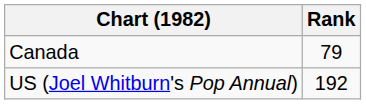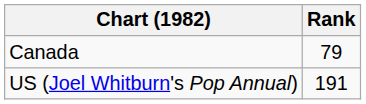(331, 83) 192 -> (331, 83) 191
